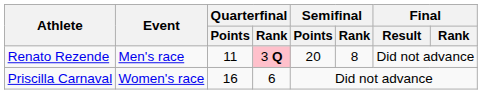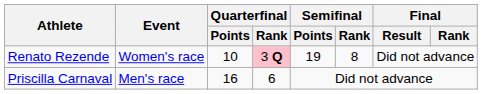(151, 57) Men's race -> (161, 57) Women's race
(230, 57) 11 -> (230, 57) 10
(313, 57) 20 -> (313, 57) 19
(161, 79) Women's race -> (151, 79) Men's race
